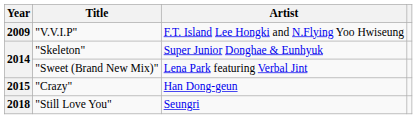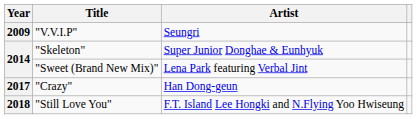(284, 31) F.T. Island Lee Hongki and N.Flying Yoo Hwiseung -> (182, 31) Seungri
(19, 86) 2015 -> (19, 86) 2017
(182, 104) Seungri -> (284, 104) F.T. Island Lee Hongki and N.Flying Yoo Hwiseung
